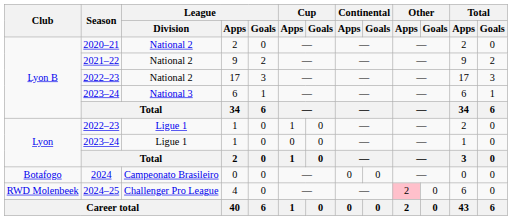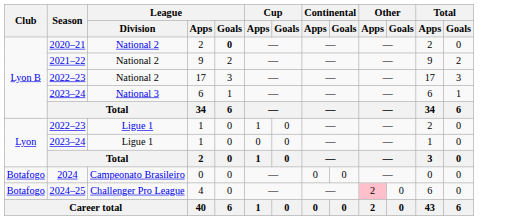(263, 45) normal -> (230, 45) bold
(43, 191) RWD Molenbeek -> (26, 191) Botafogo
